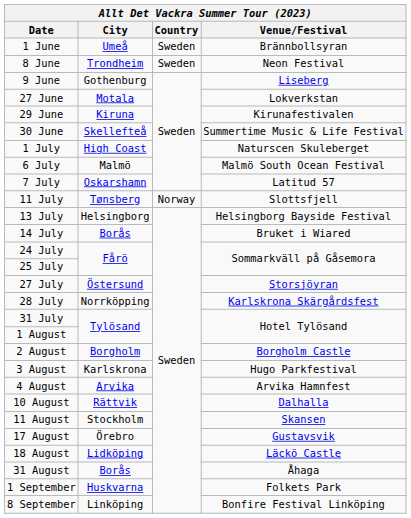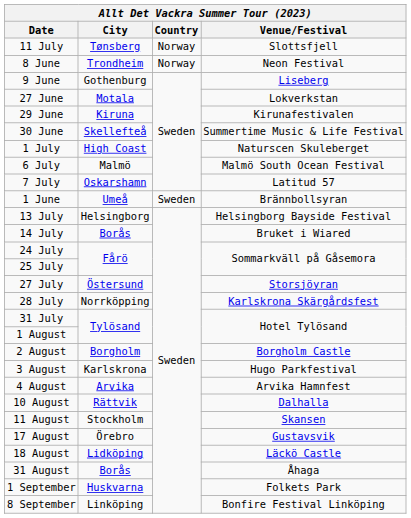rows swapped: (41, 47) <-> (41, 199)
(176, 64) Sweden -> (176, 64) Norway
